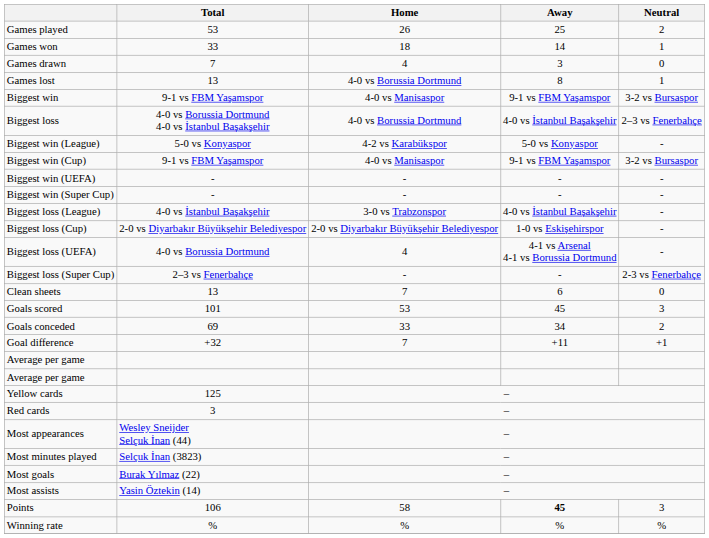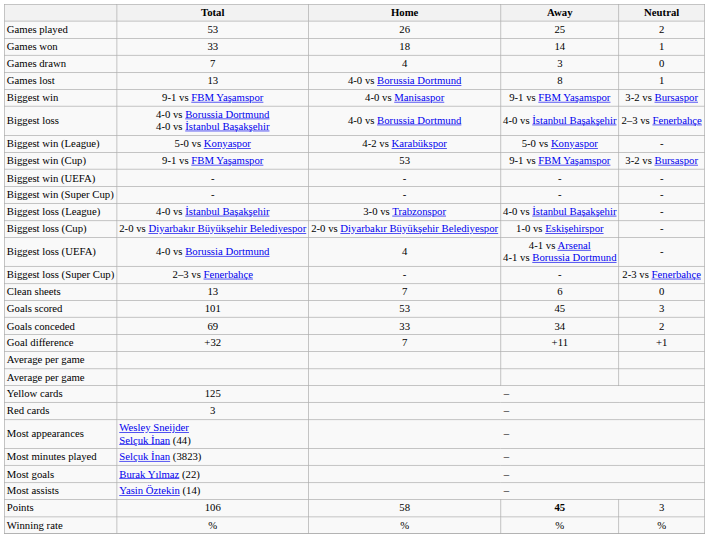(405, 161) 4-0 vs Manisaspor -> (405, 161) 53
